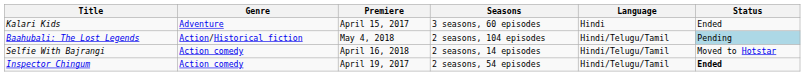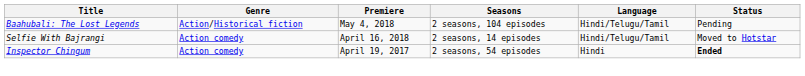- row: (33, 24)
(715, 38) lightblue background -> (715, 24) no background
(625, 64) Hindi/Telugu/Tamil -> (593, 51) Hindi
